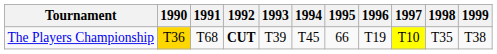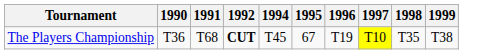- column: (275, 15)
(174, 38) gold background -> (174, 38) no background
(342, 38) 66 -> (309, 38) 67
